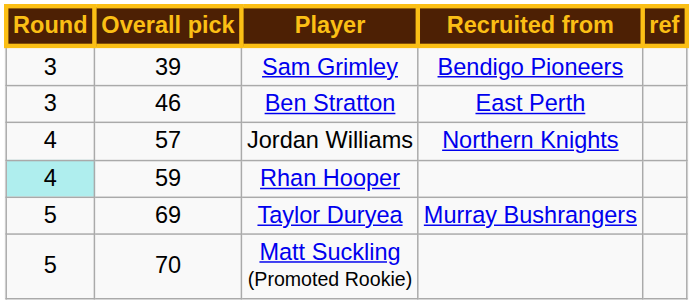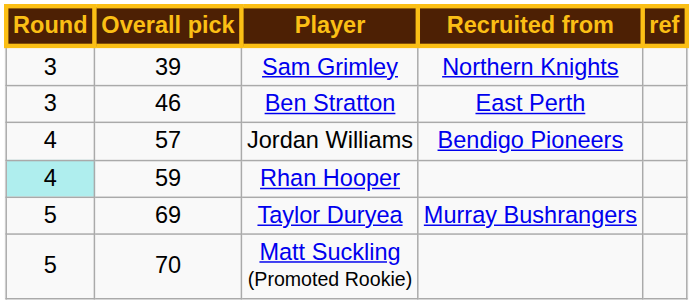(530, 66) Bendigo Pioneers -> (530, 66) Northern Knights
(530, 140) Northern Knights -> (530, 140) Bendigo Pioneers
